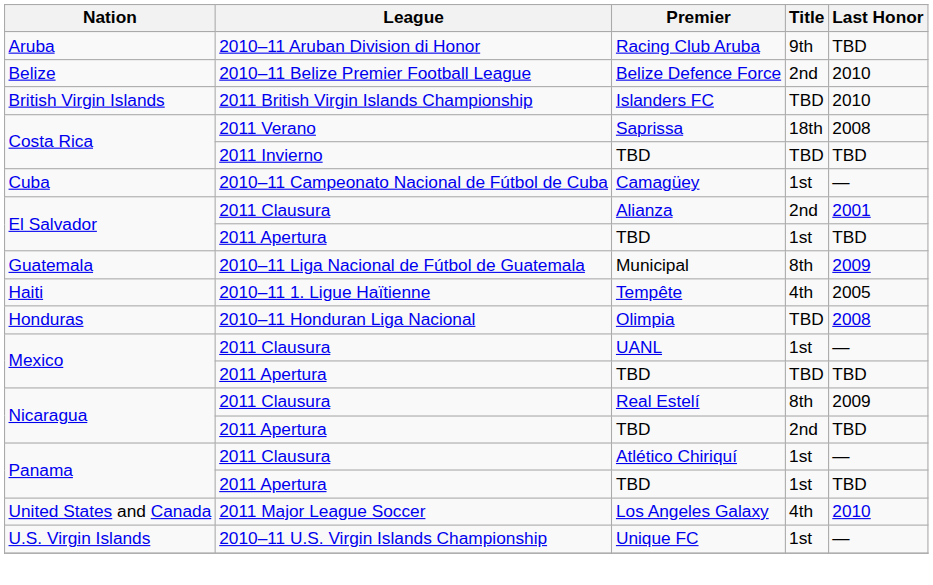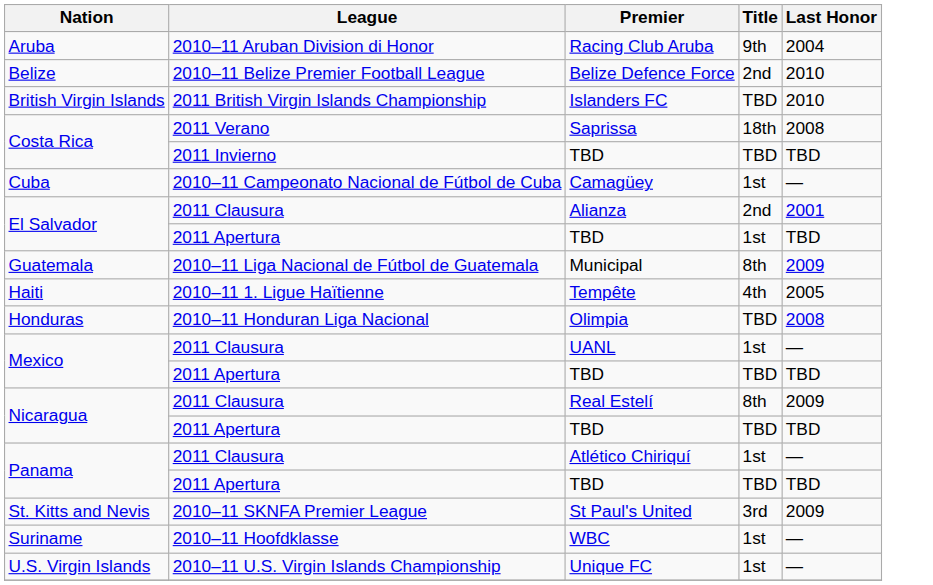(850, 45) TBD -> (805, 45) 2004
(804, 429) 2nd -> (760, 429) TBD
(801, 484) 1st -> (760, 484) TBD
+ row: (79, 511)
+ row: (46, 538)
- row: (110, 511)
